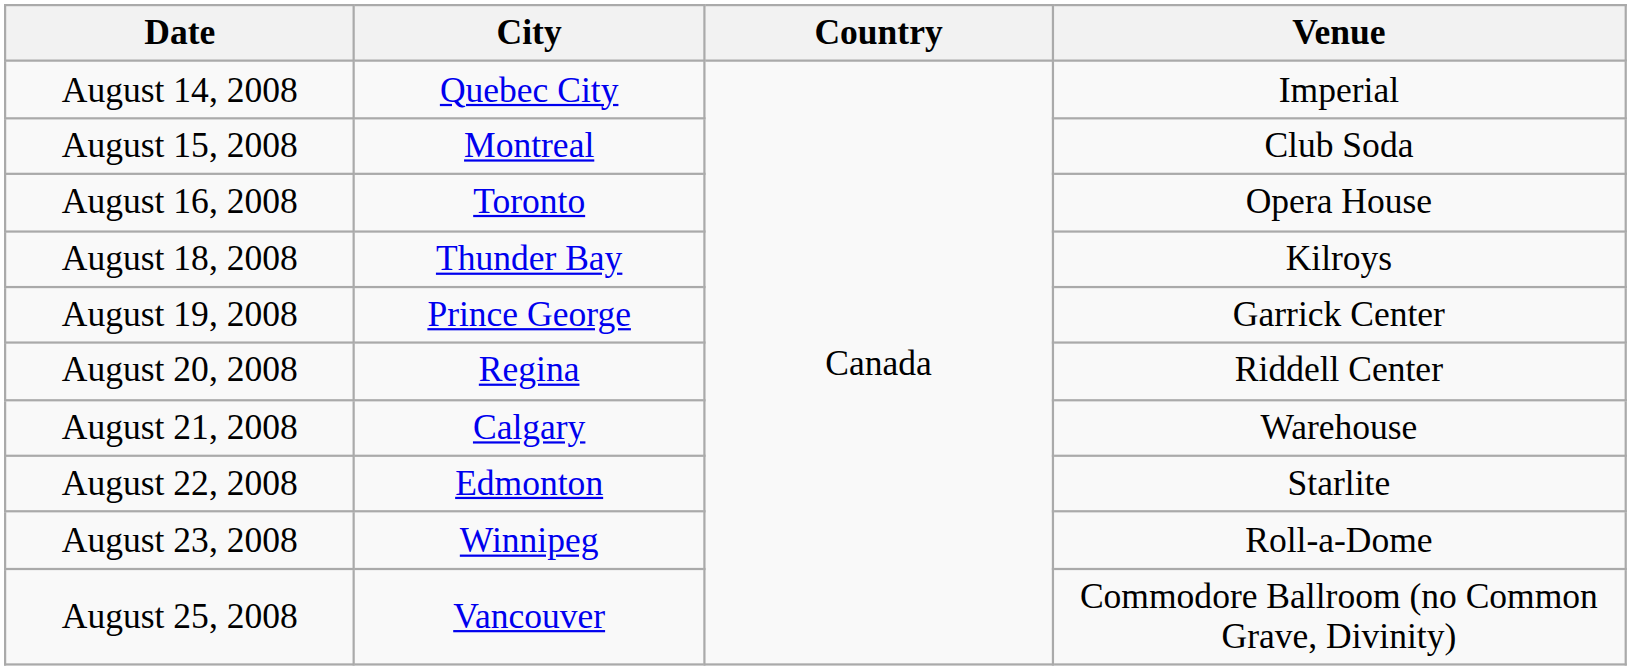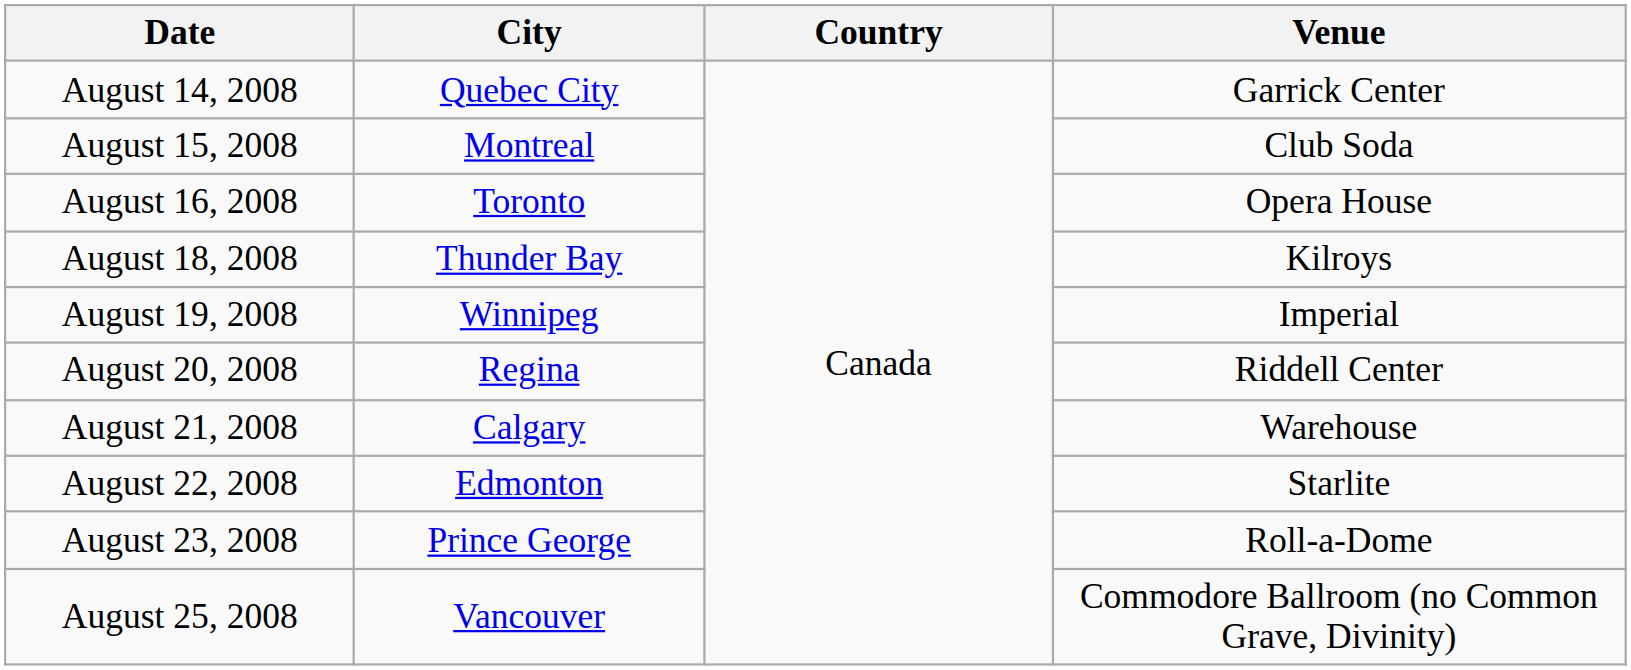(1339, 88) Imperial -> (1339, 88) Garrick Center
(529, 314) Prince George -> (529, 314) Winnipeg
(1339, 314) Garrick Center -> (1339, 314) Imperial
(529, 539) Winnipeg -> (529, 539) Prince George
